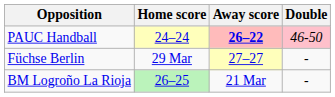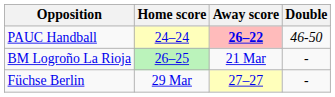(306, 37) pink background -> (306, 37) no background
rows swapped: (46, 59) <-> (69, 80)
